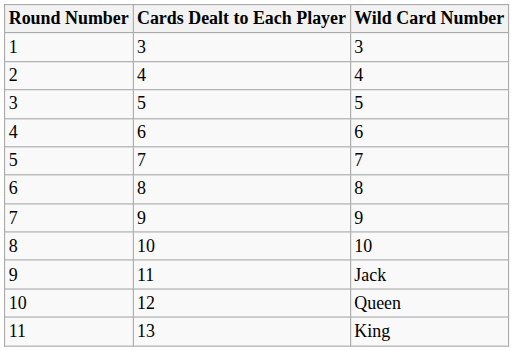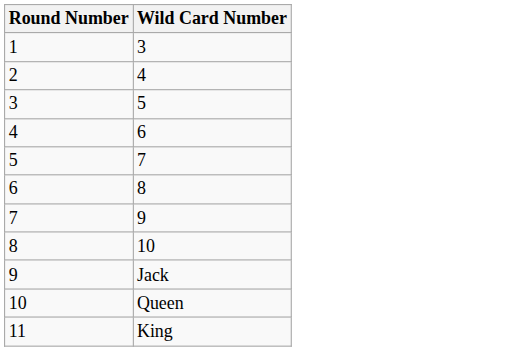- column: (241, 18)
